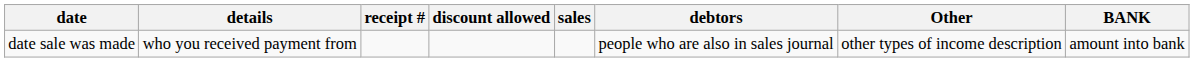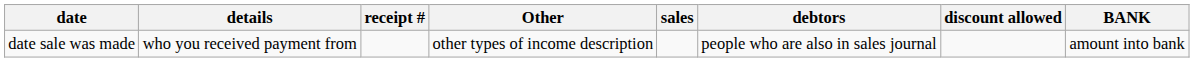columns swapped: (491, 17) <-> (952, 17)
